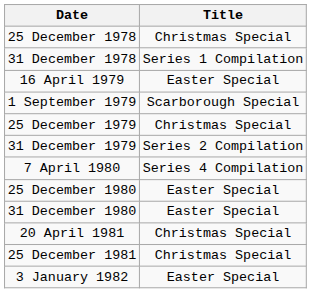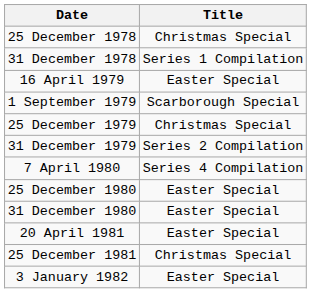(223, 234) Christmas Special -> (223, 234) Easter Special
